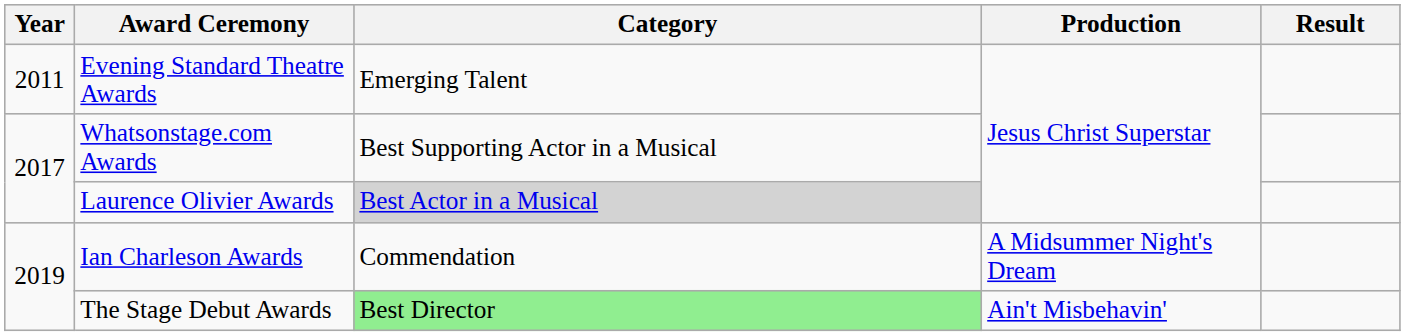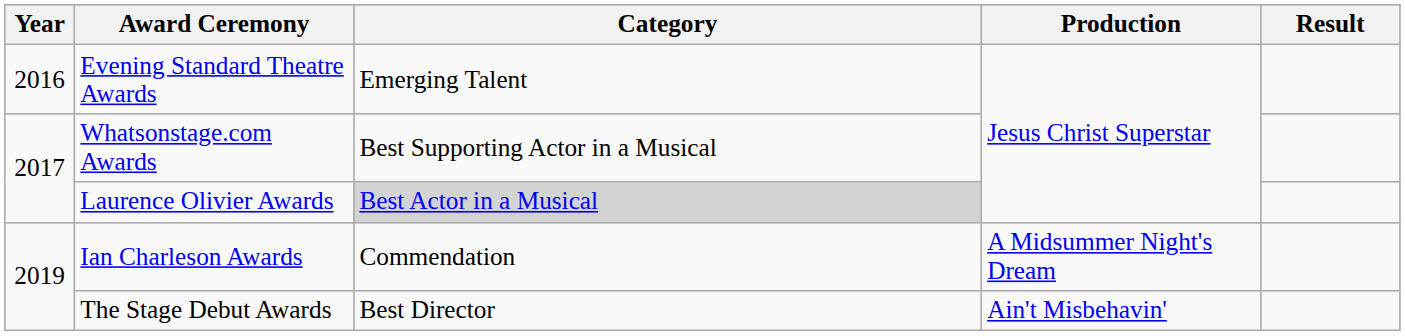(40, 78) 2011 -> (40, 78) 2016
(427, 310) lightgreen background -> (427, 310) no background
